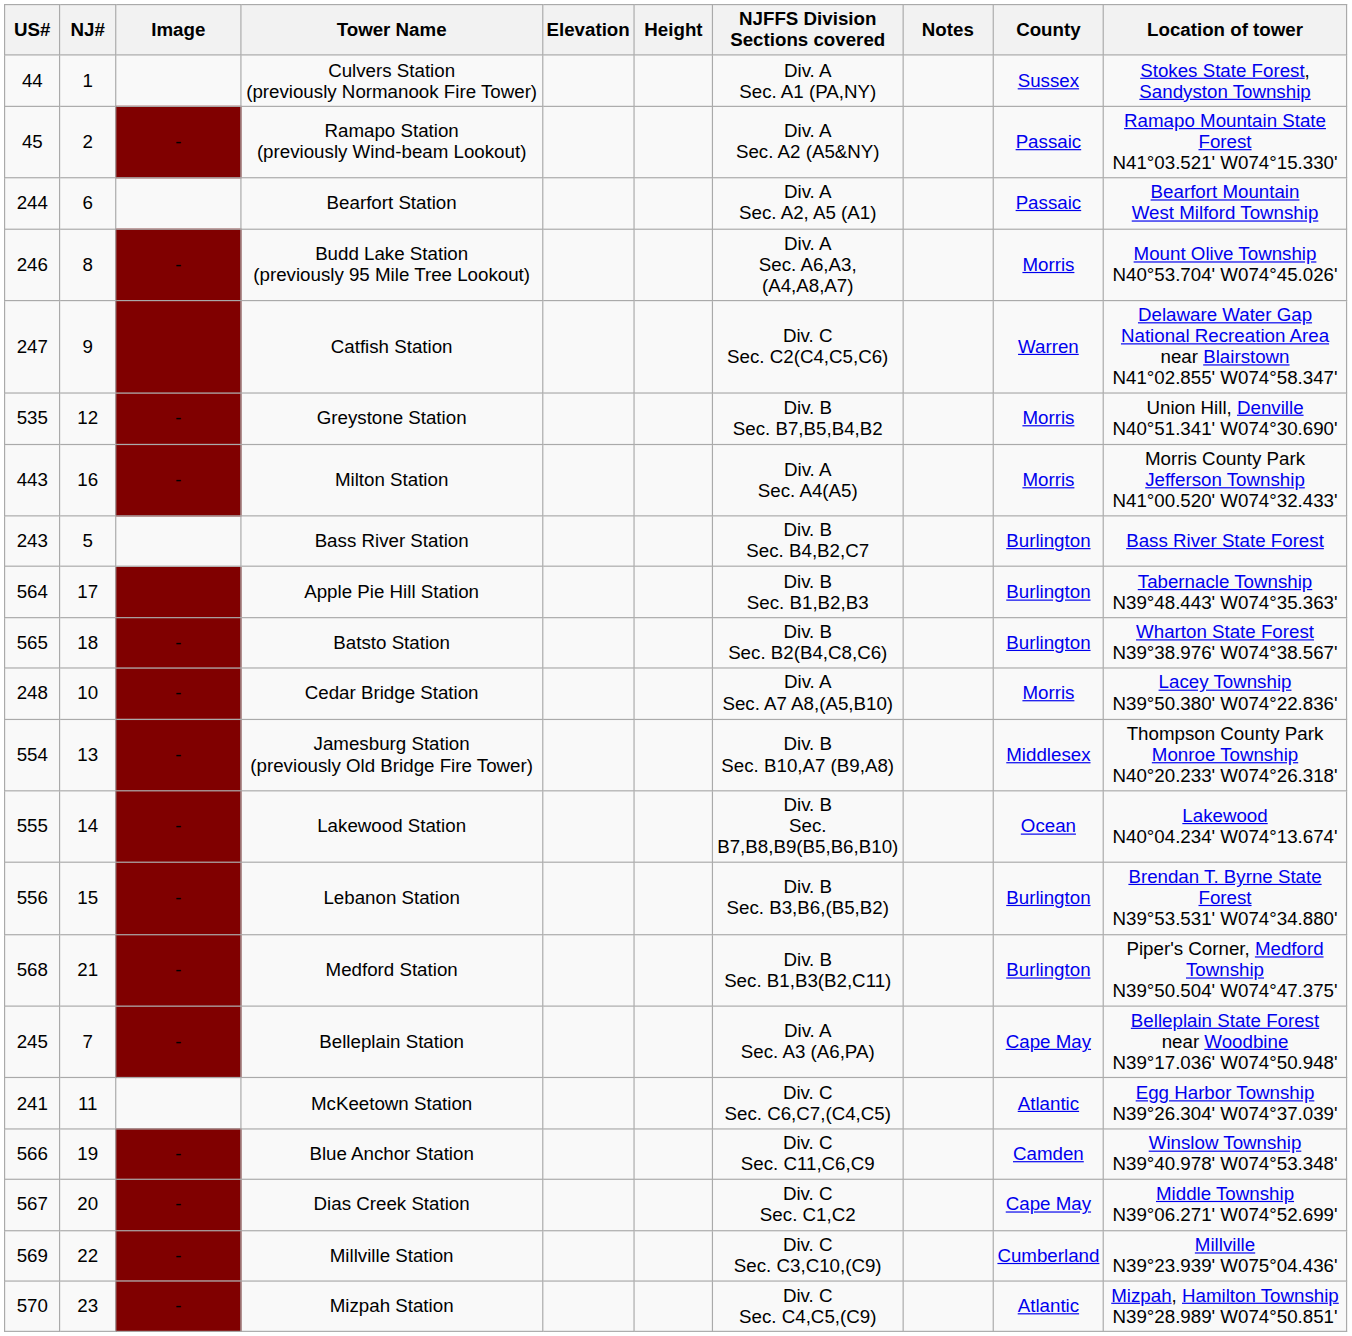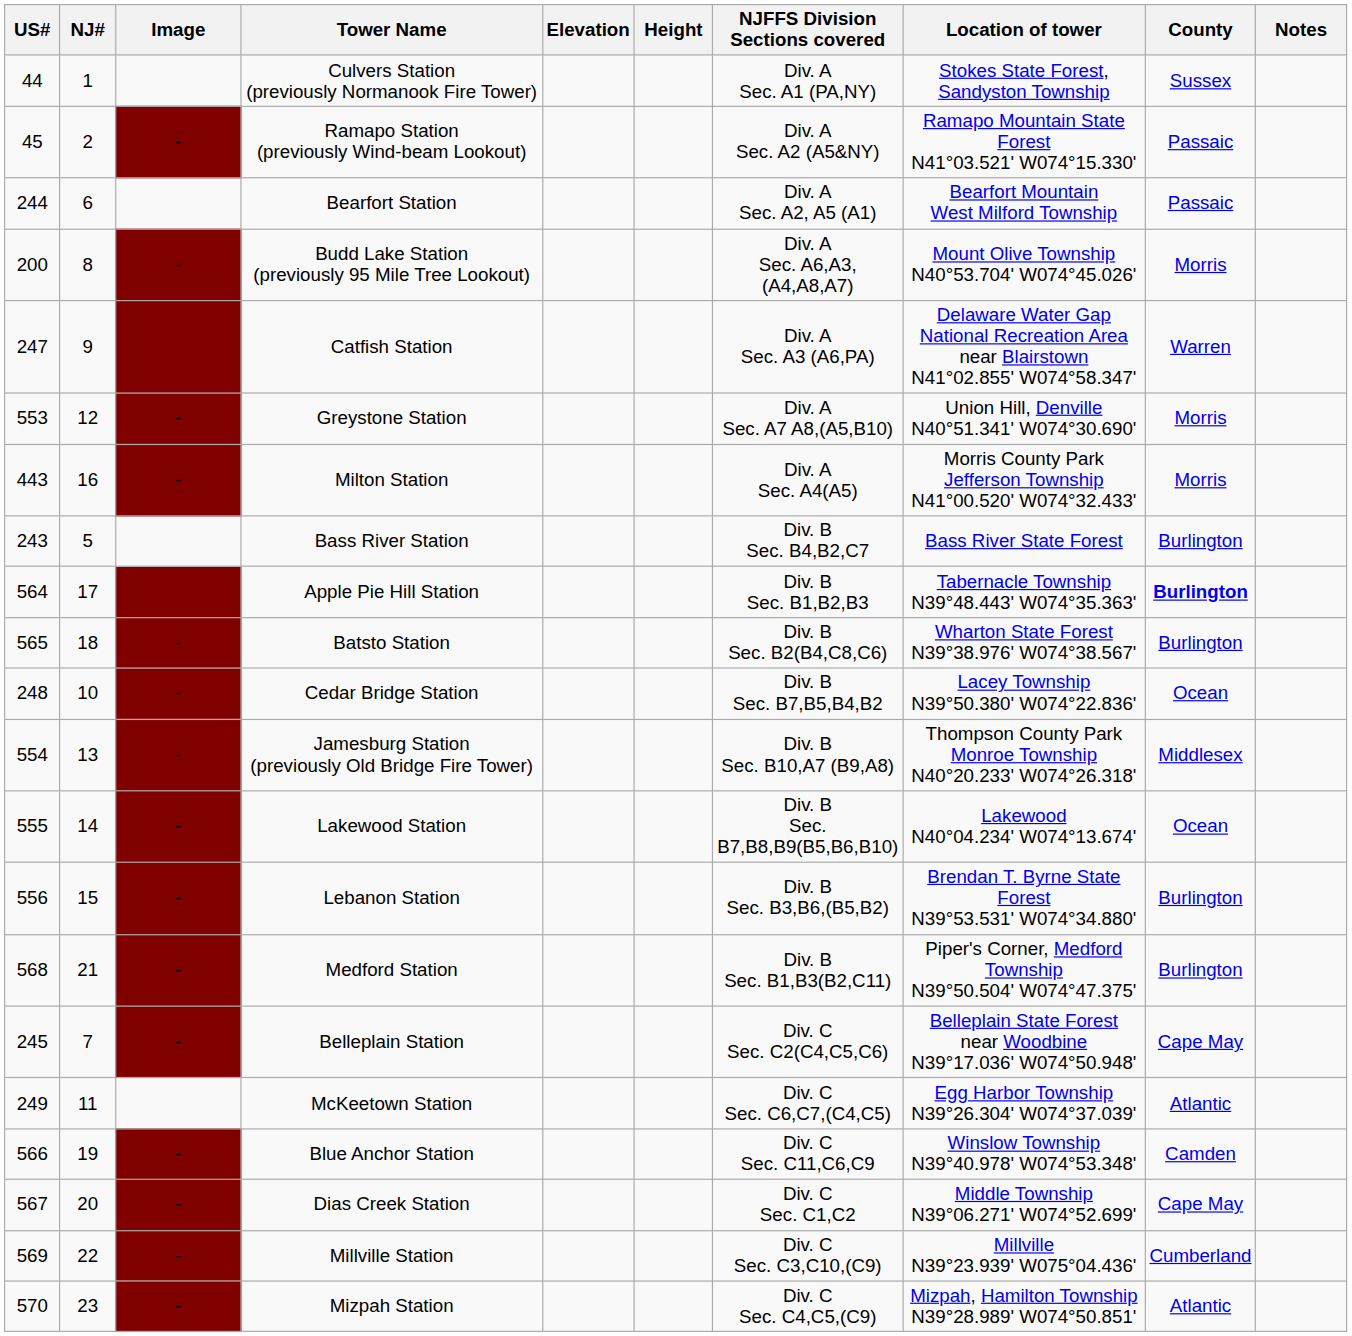columns swapped: (1225, 29) <-> (948, 29)
(32, 264) 246 -> (32, 264) 200
(808, 346) Div. C Sec. C2(C4,C5,C6) -> (808, 346) Div. A Sec. A3 (A6,PA)
(32, 418) 535 -> (32, 418) 553
(808, 418) Div. B Sec. B7,B5,B4,B2 -> (808, 418) Div. A Sec. A7 A8,(A5,B10)
(1048, 591) normal -> (1201, 591) bold
(808, 693) Div. A Sec. A7 A8,(A5,B10) -> (808, 693) Div. B Sec. B7,B5,B4,B2
(1048, 693) Morris -> (1200, 693) Ocean
(808, 1041) Div. A Sec. A3 (A6,PA) -> (808, 1041) Div. C Sec. C2(C4,C5,C6)
(32, 1103) 241 -> (32, 1103) 249
